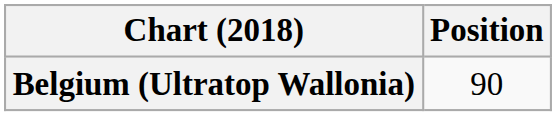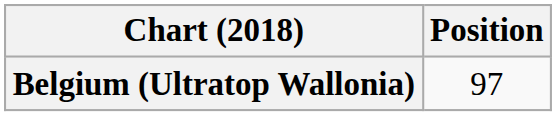(487, 82) 90 -> (487, 82) 97
